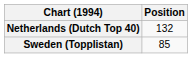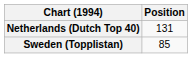(165, 28) 132 -> (165, 28) 131
